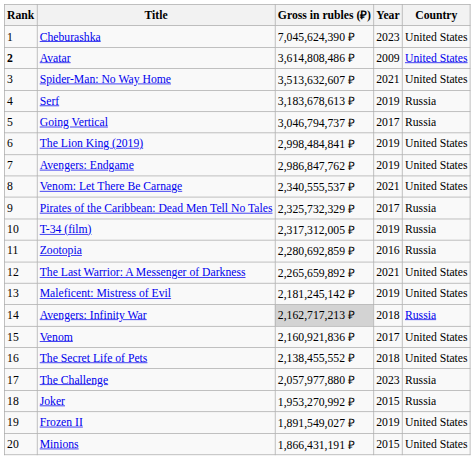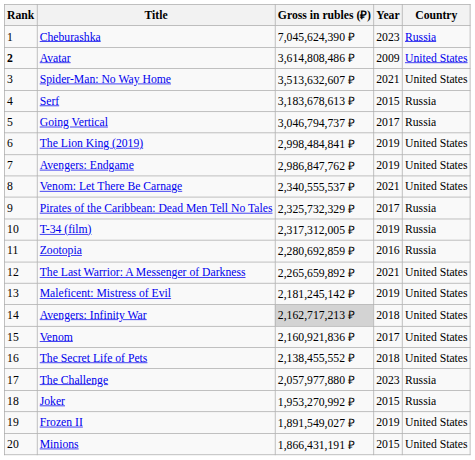(436, 36) United States -> (421, 36) Russia
(388, 100) 2019 -> (388, 100) 2015
(421, 315) Russia -> (436, 315) United States
